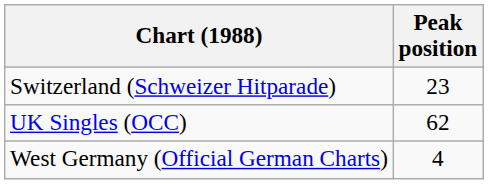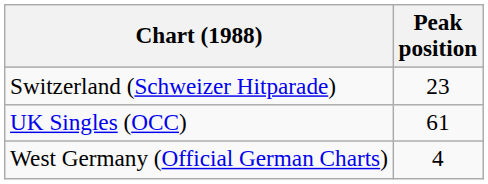(438, 122) 62 -> (438, 122) 61
